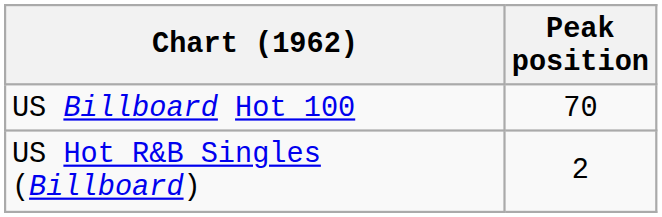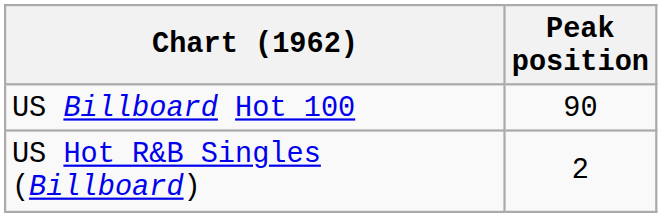(580, 108) 70 -> (580, 108) 90
